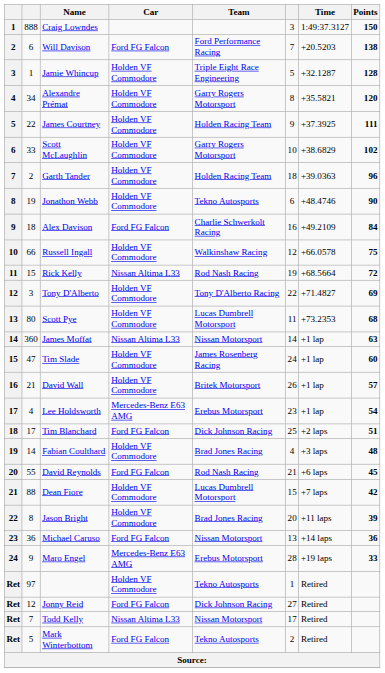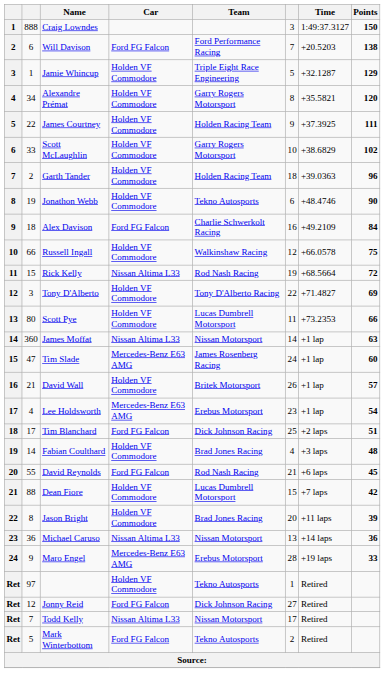(371, 73) 128 -> (371, 73) 129
(373, 319) 68 -> (373, 319) 66
(134, 359) Holden VF Commodore -> (148, 359) Mercedes-Benz E63 AMG
(140, 538) Ford FG Falcon -> (145, 538) Nissan Altima L33
